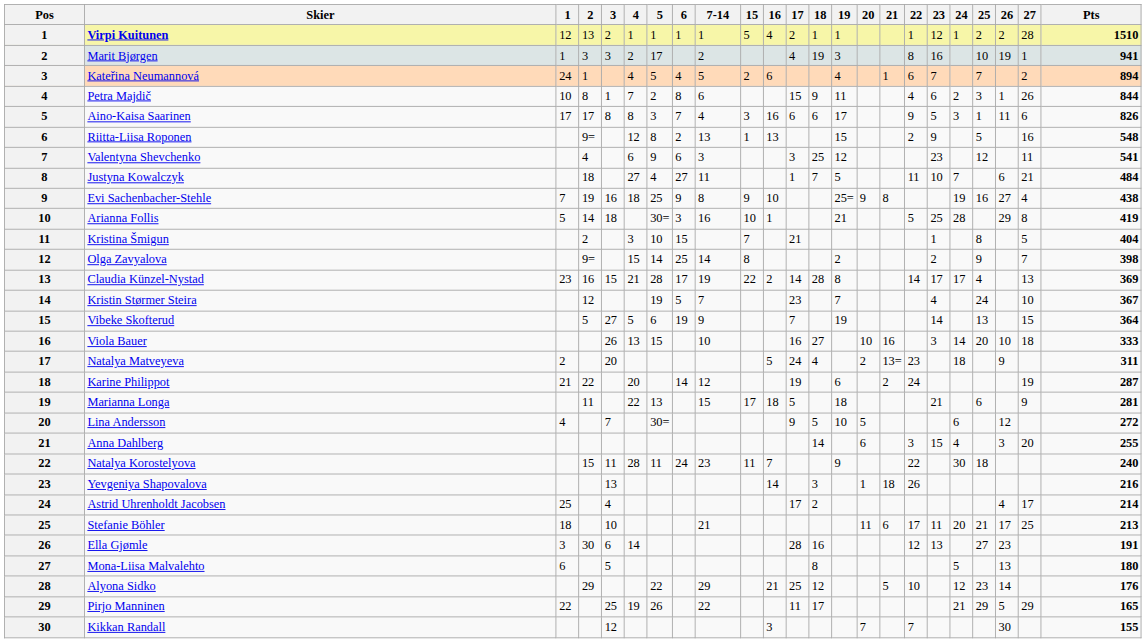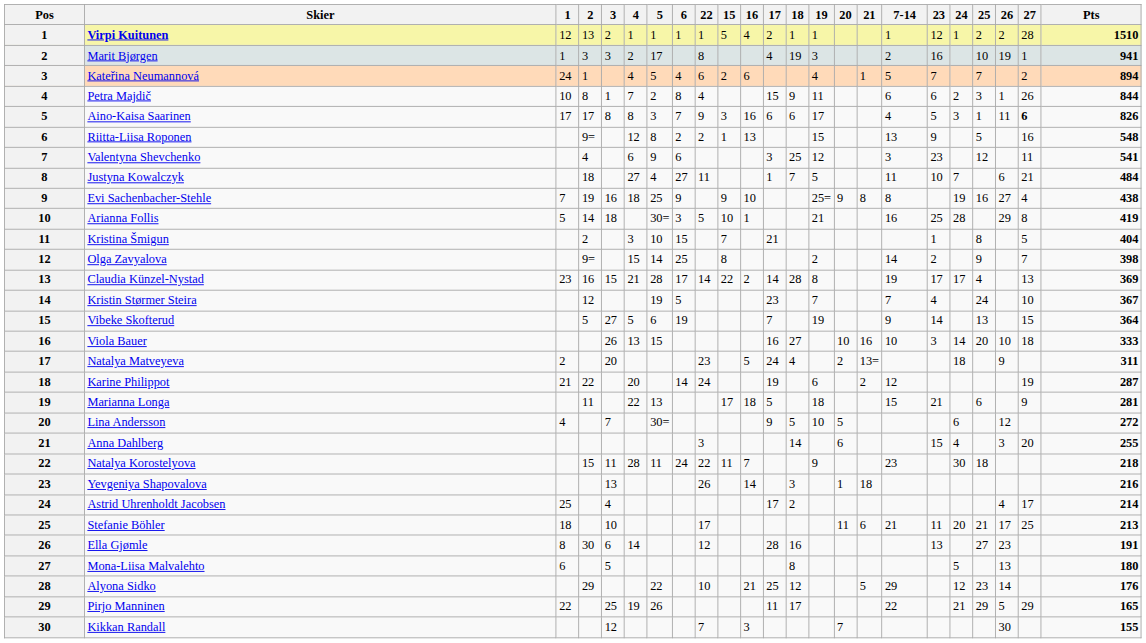columns swapped: (718, 14) <-> (916, 14)
(1024, 116) normal -> (1024, 116) bold
(1129, 463) 240 -> (1129, 463) 218
(562, 545) 3 -> (562, 545) 8
